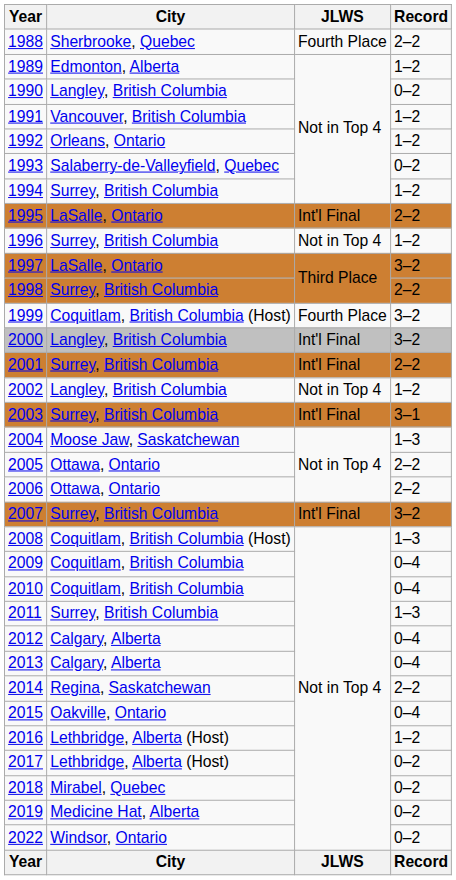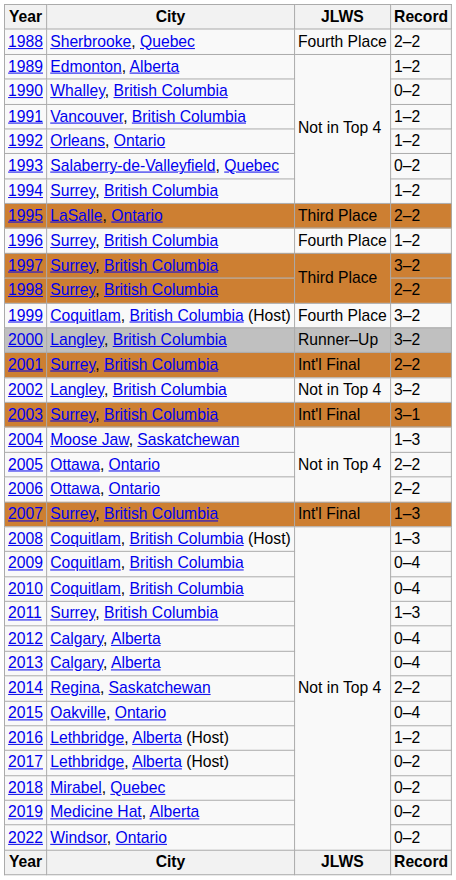(139, 91) Langley, British Columbia -> (139, 91) Whalley, British Columbia
(329, 215) Int'l Final -> (338, 215) Third Place
(340, 240) Not in Top 4 -> (342, 240) Fourth Place
(106, 265) LaSalle, Ontario -> (134, 265) Surrey, British Columbia
(329, 340) Int'l Final -> (338, 340) Runner–Up
(407, 389) 1–2 -> (407, 389) 3–2
(407, 514) 3–2 -> (407, 514) 1–3
